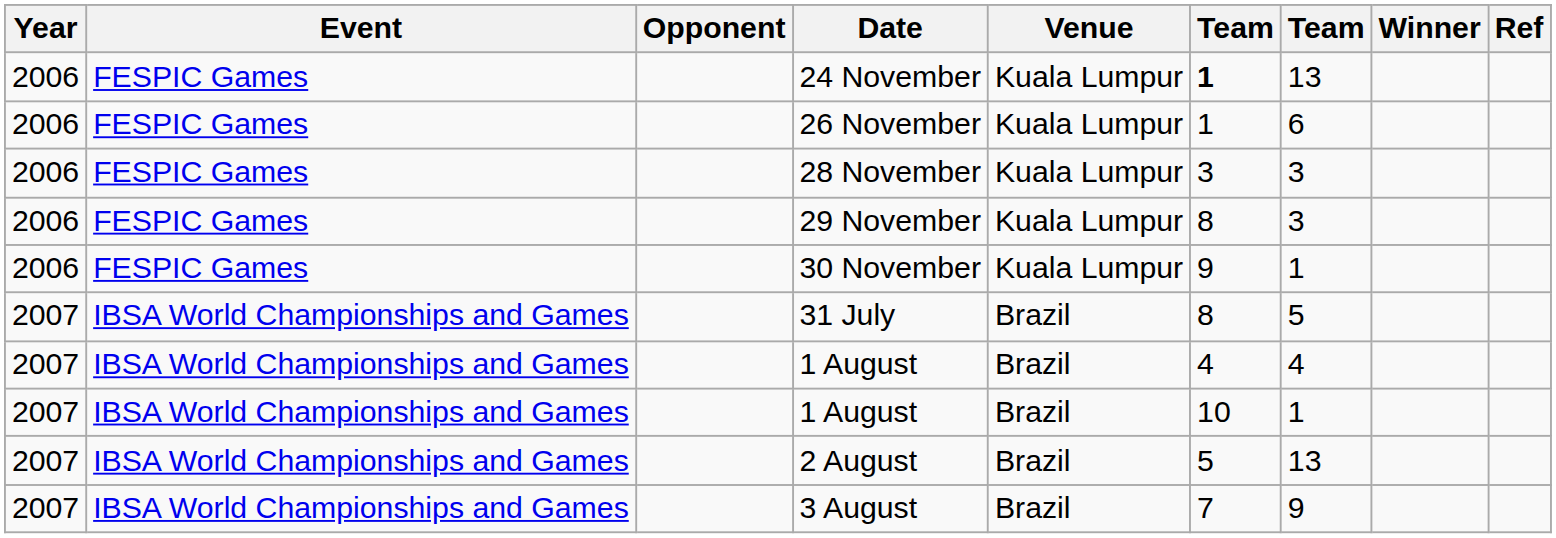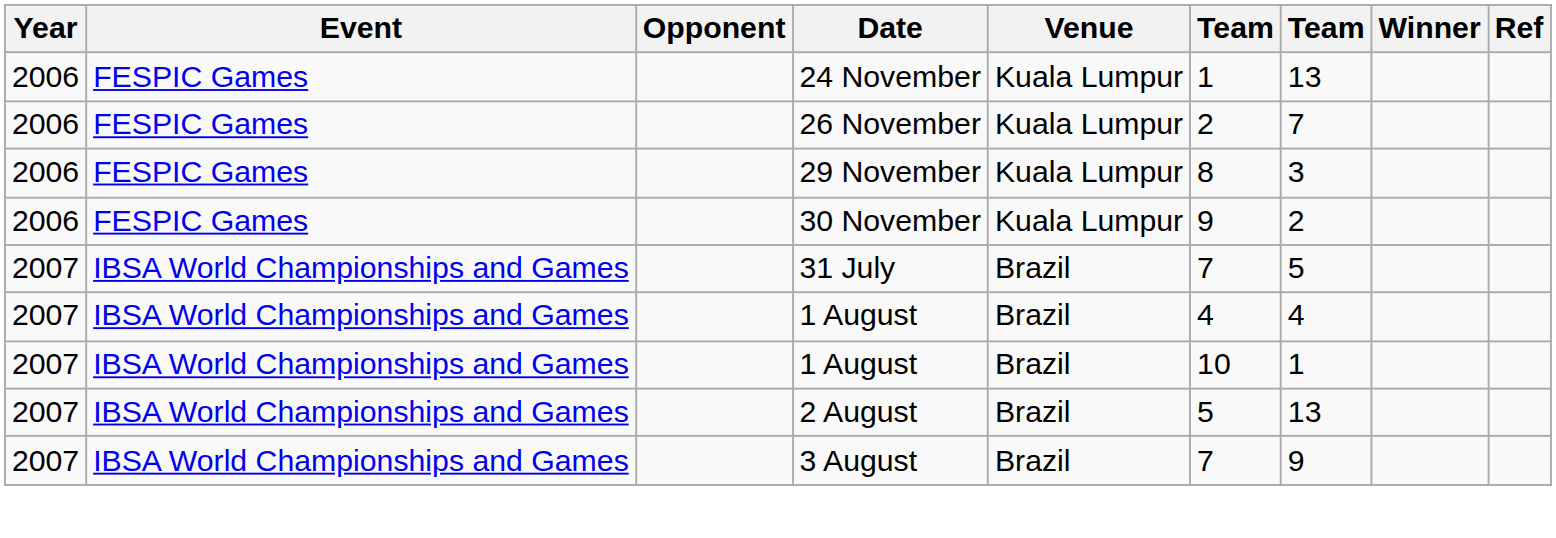(1206, 76) bold -> (1206, 76) normal
(1206, 124) 1 -> (1206, 124) 2
(1296, 124) 6 -> (1296, 124) 7
- row: (46, 172)
(1296, 268) 1 -> (1296, 220) 2
(1206, 316) 8 -> (1206, 268) 7
